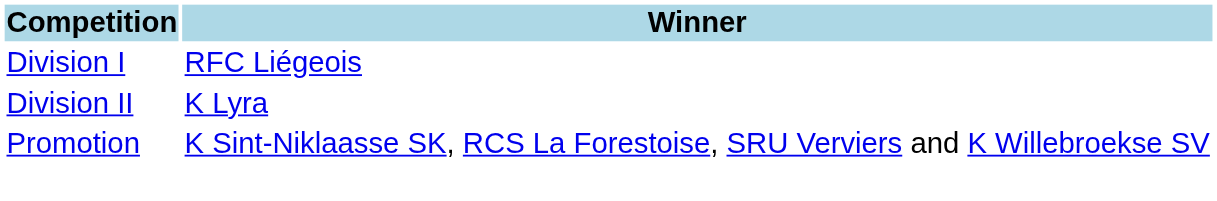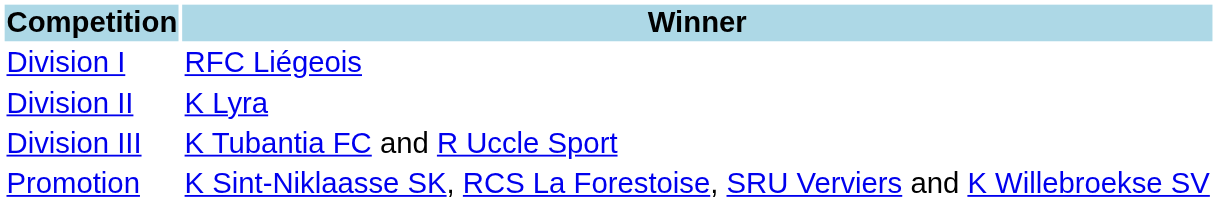+ row: (74, 143)
